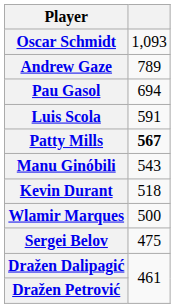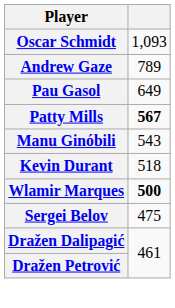(149, 91) 694 -> (149, 91) 649
- row: (66, 116)
(149, 215) normal -> (149, 191) bold
